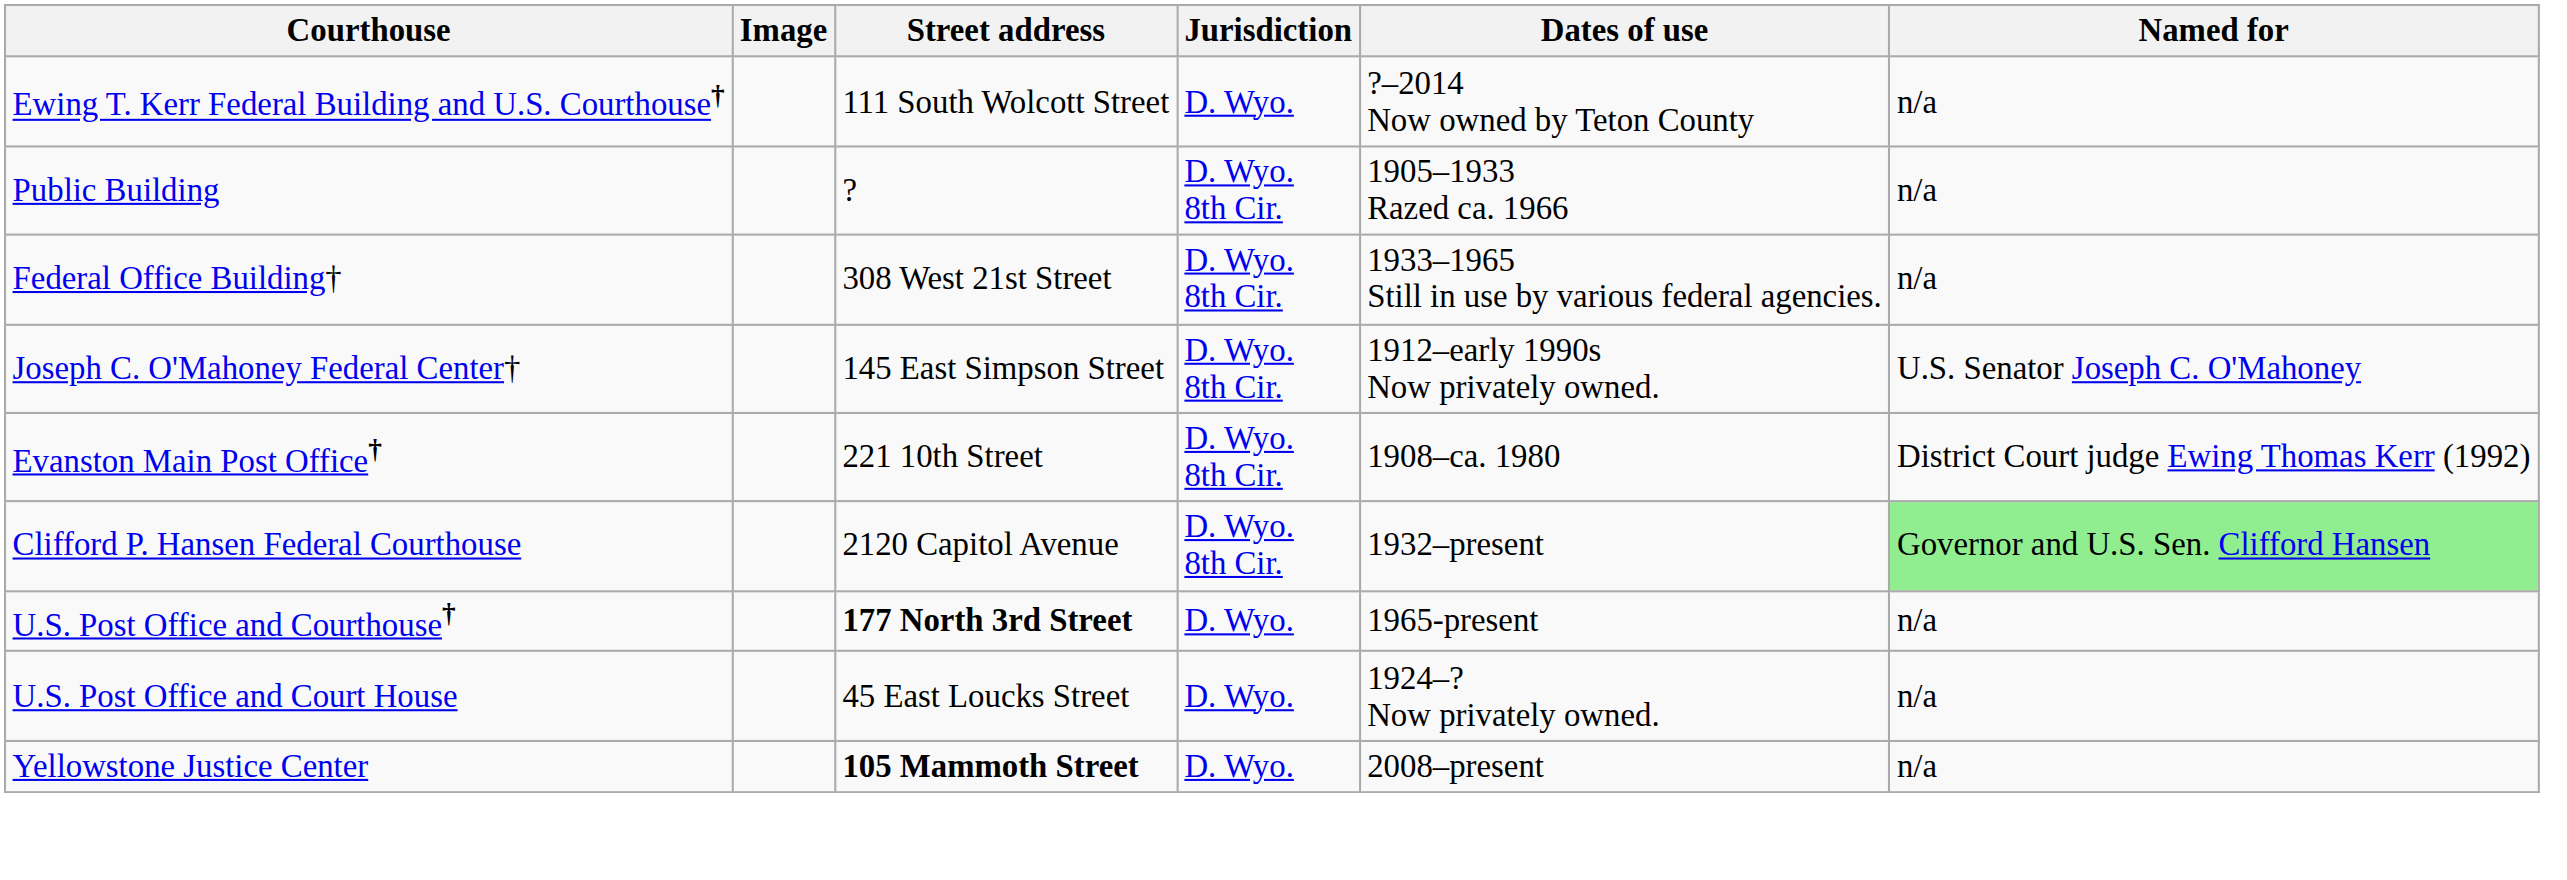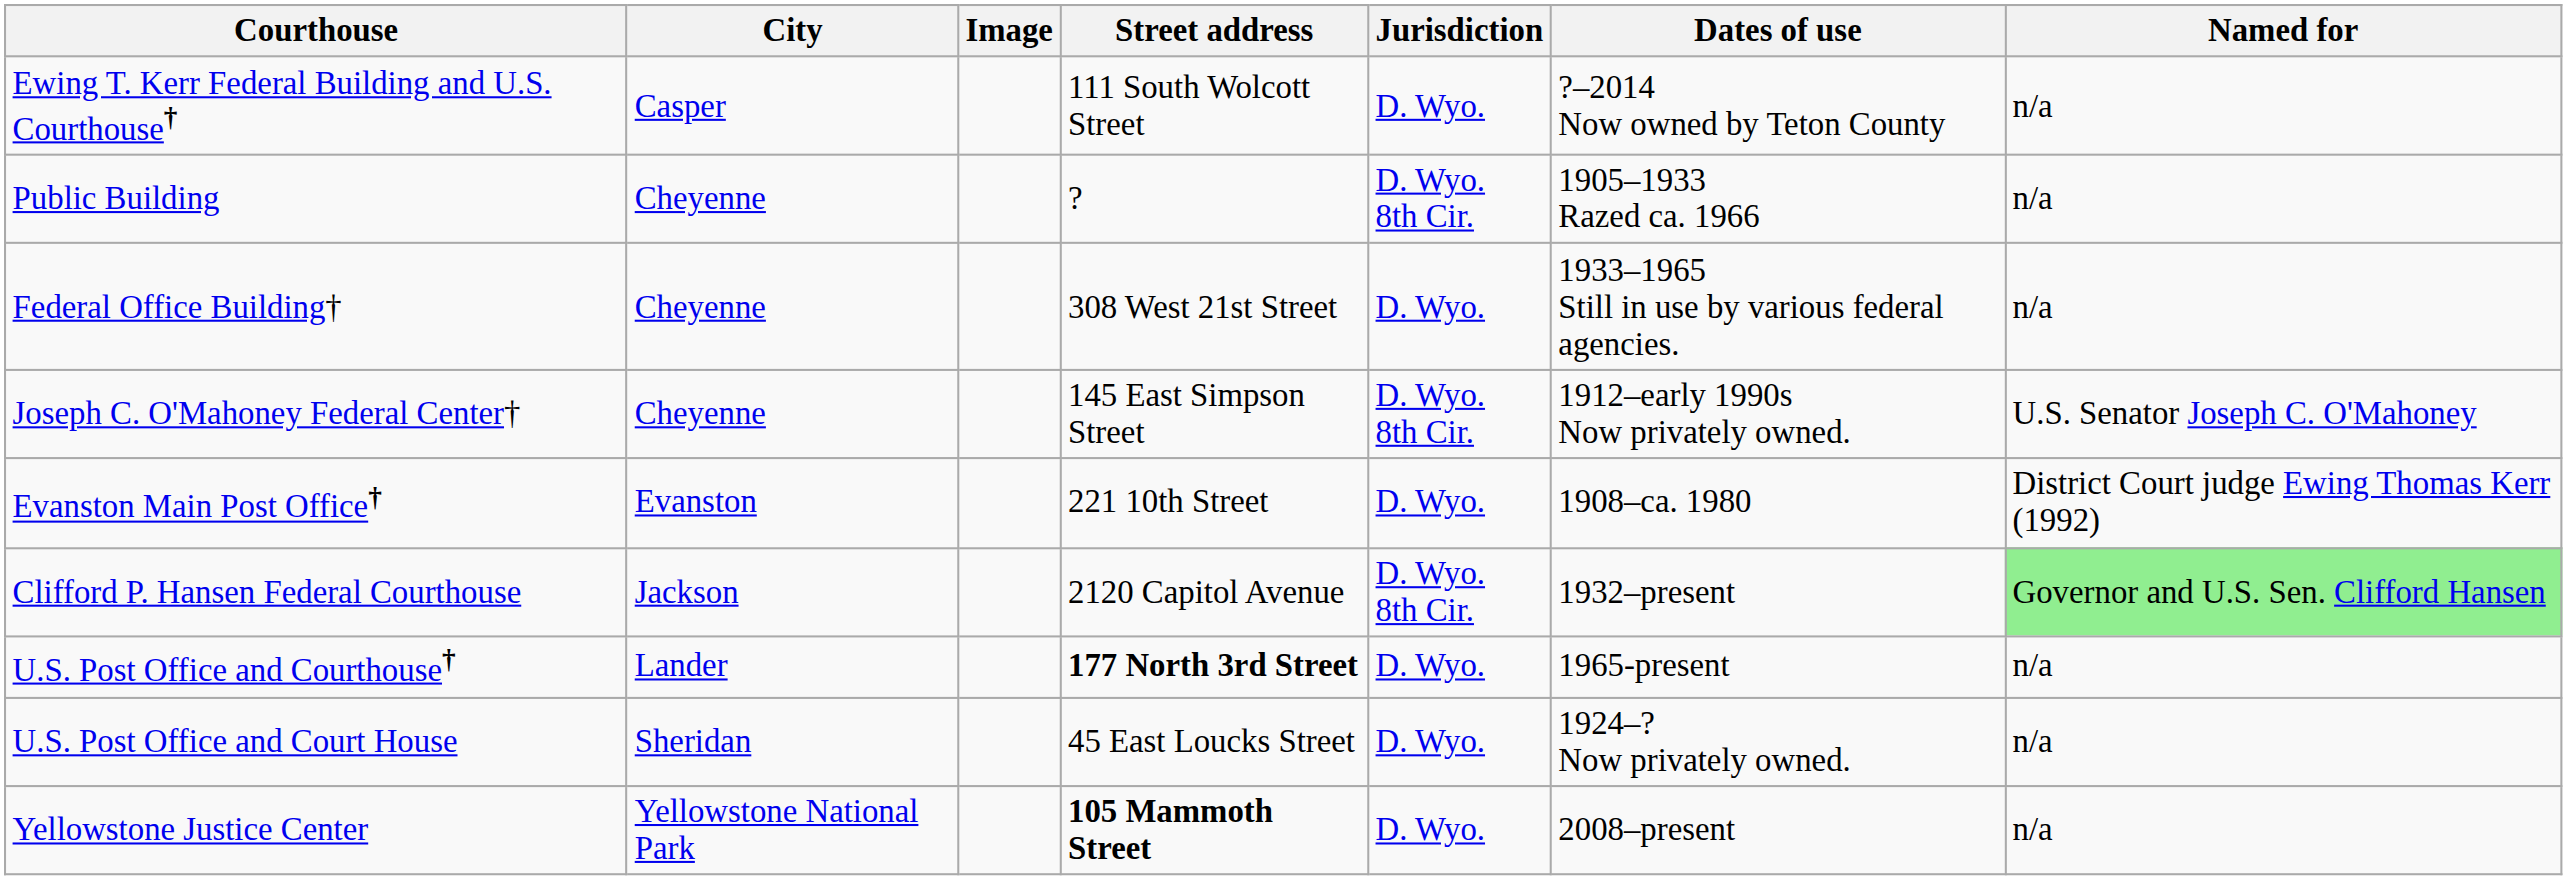+ column: (793, 30)
(1239, 278) D. Wyo. 8th Cir. -> (1430, 306) D. Wyo.
(1239, 456) D. Wyo. 8th Cir. -> (1430, 502) D. Wyo.
